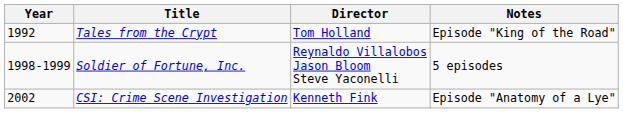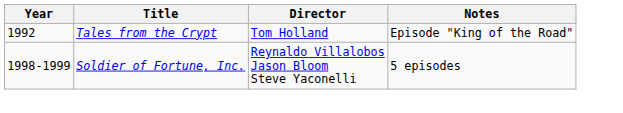- row: (182, 98)
